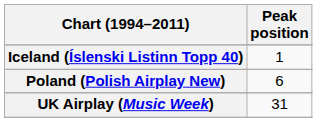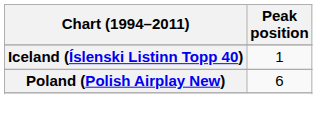- row: (126, 104)
